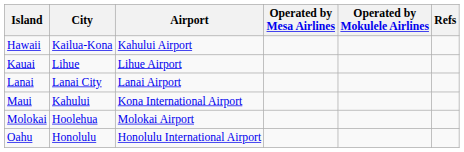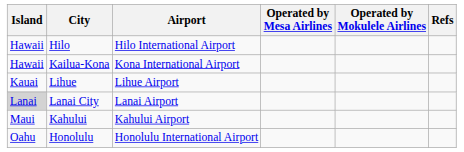+ row: (60, 45)
(155, 45) Kahului Airport -> (177, 63) Kona International Airport
(20, 82) no background -> (23, 100) lightgrey background
(180, 100) Kona International Airport -> (152, 119) Kahului Airport
- row: (75, 119)
